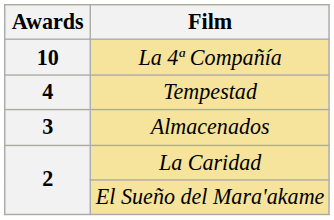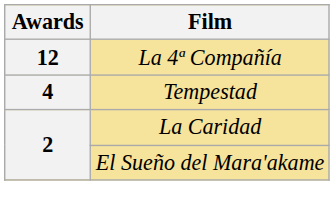(48, 57) 10 -> (48, 57) 12
- row: (210, 127)
